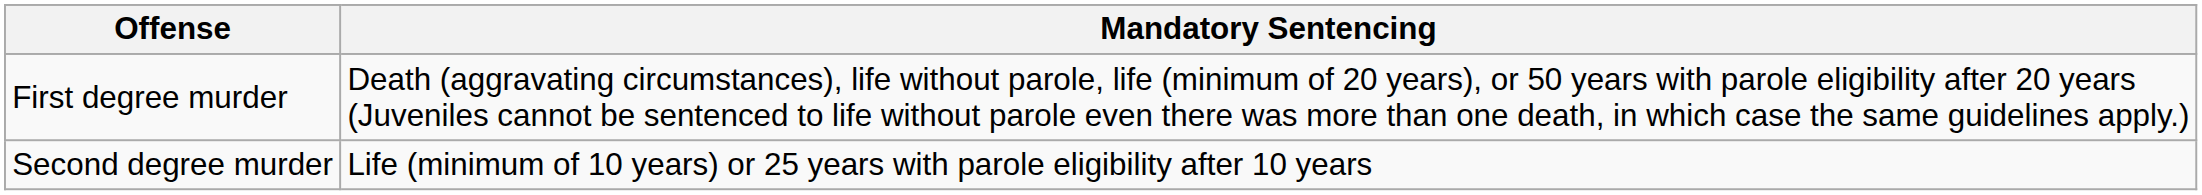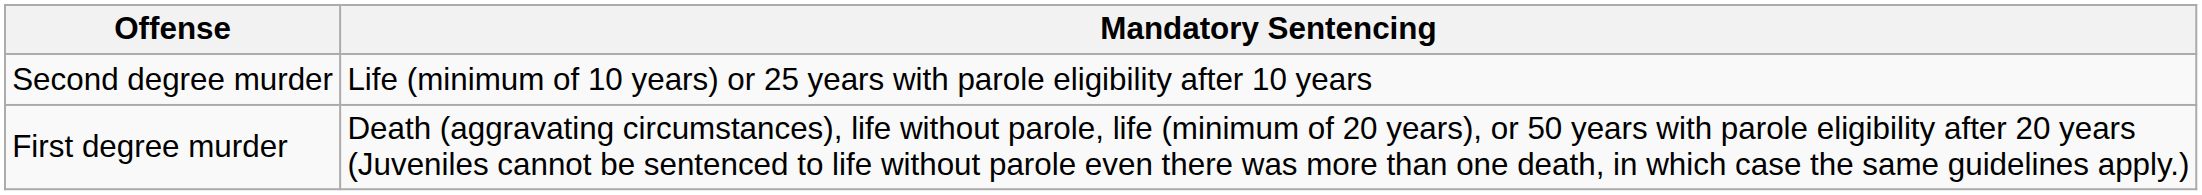rows swapped: (173, 164) <-> (150, 96)
